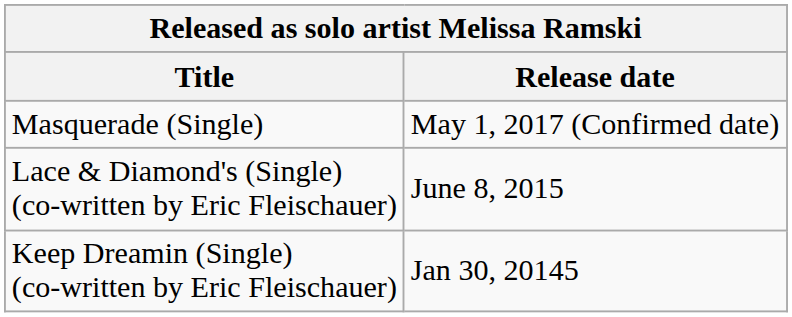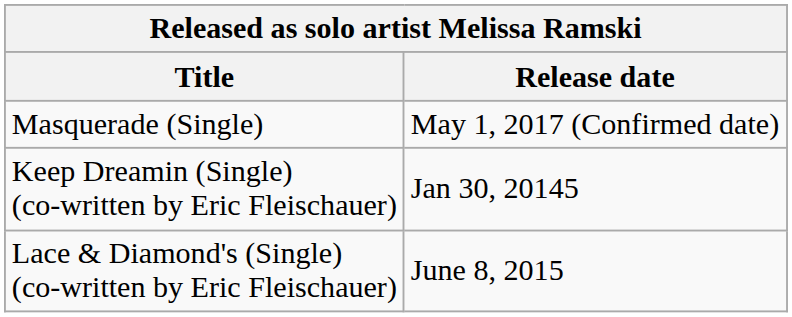rows swapped: (204, 188) <-> (204, 269)
